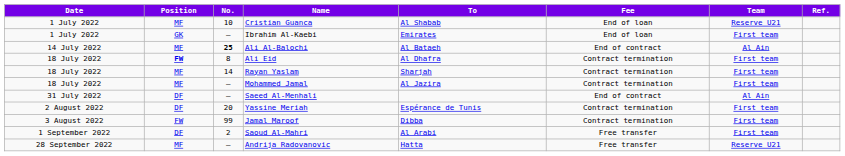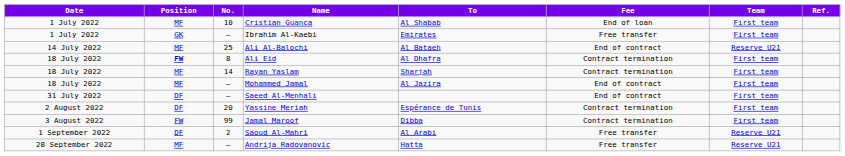(756, 23) Reserve U21 -> (756, 23) First team
(628, 35) End of loan -> (628, 35) Free transfer
(228, 47) bold -> (228, 47) normal
(756, 47) Al Ain -> (756, 47) Reserve U21
(628, 84) Contract termination -> (628, 84) End of contract
(756, 96) Al Ain -> (756, 96) First team
(756, 133) First team -> (756, 133) Reserve U21
